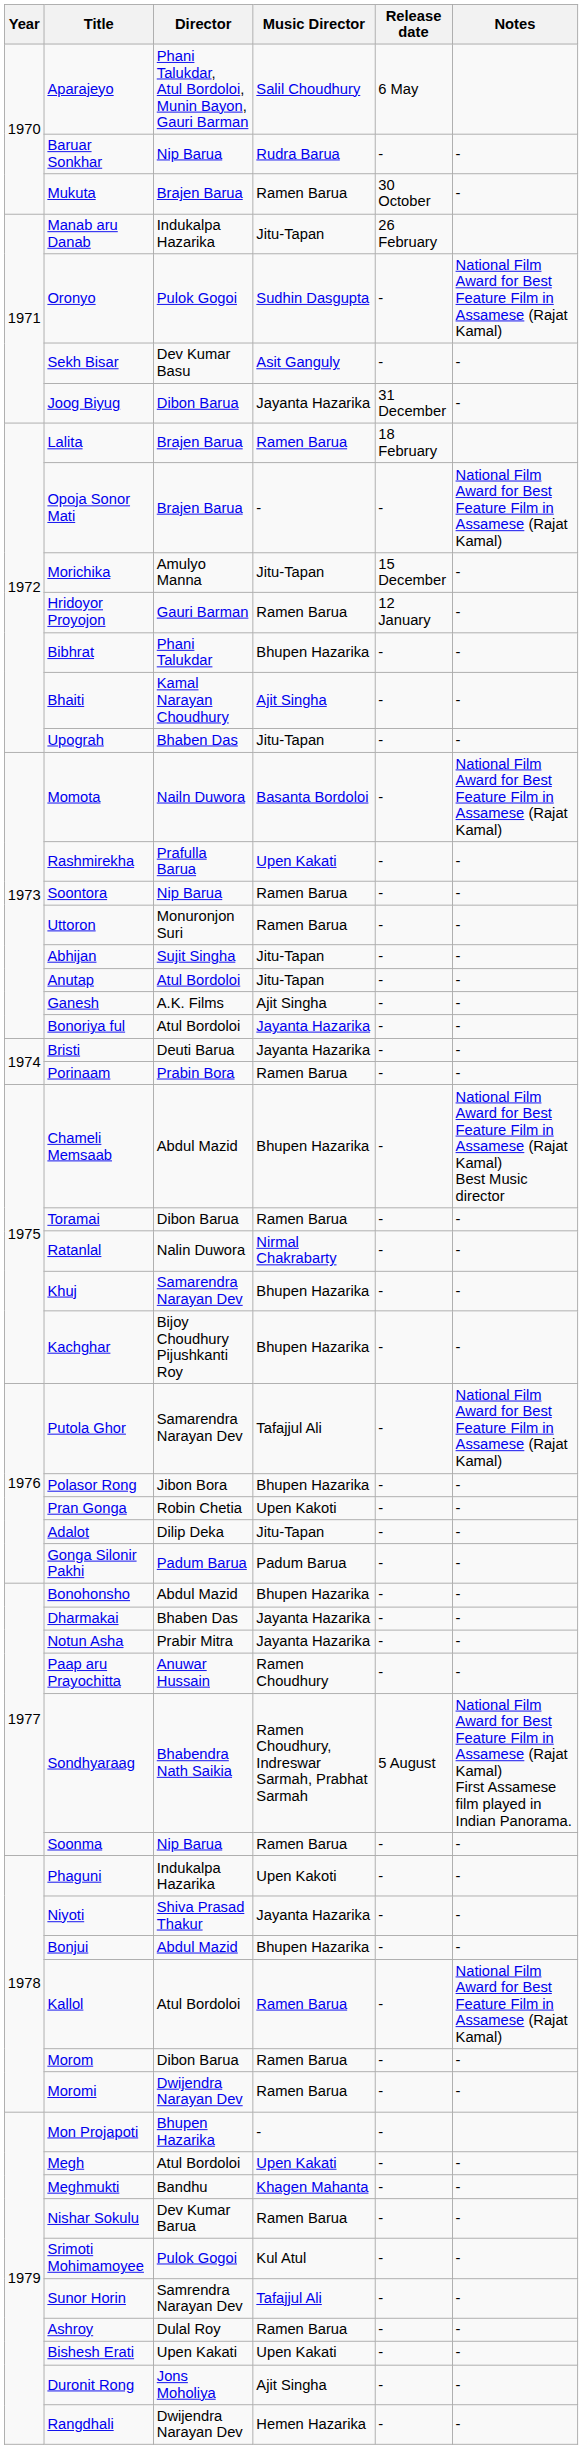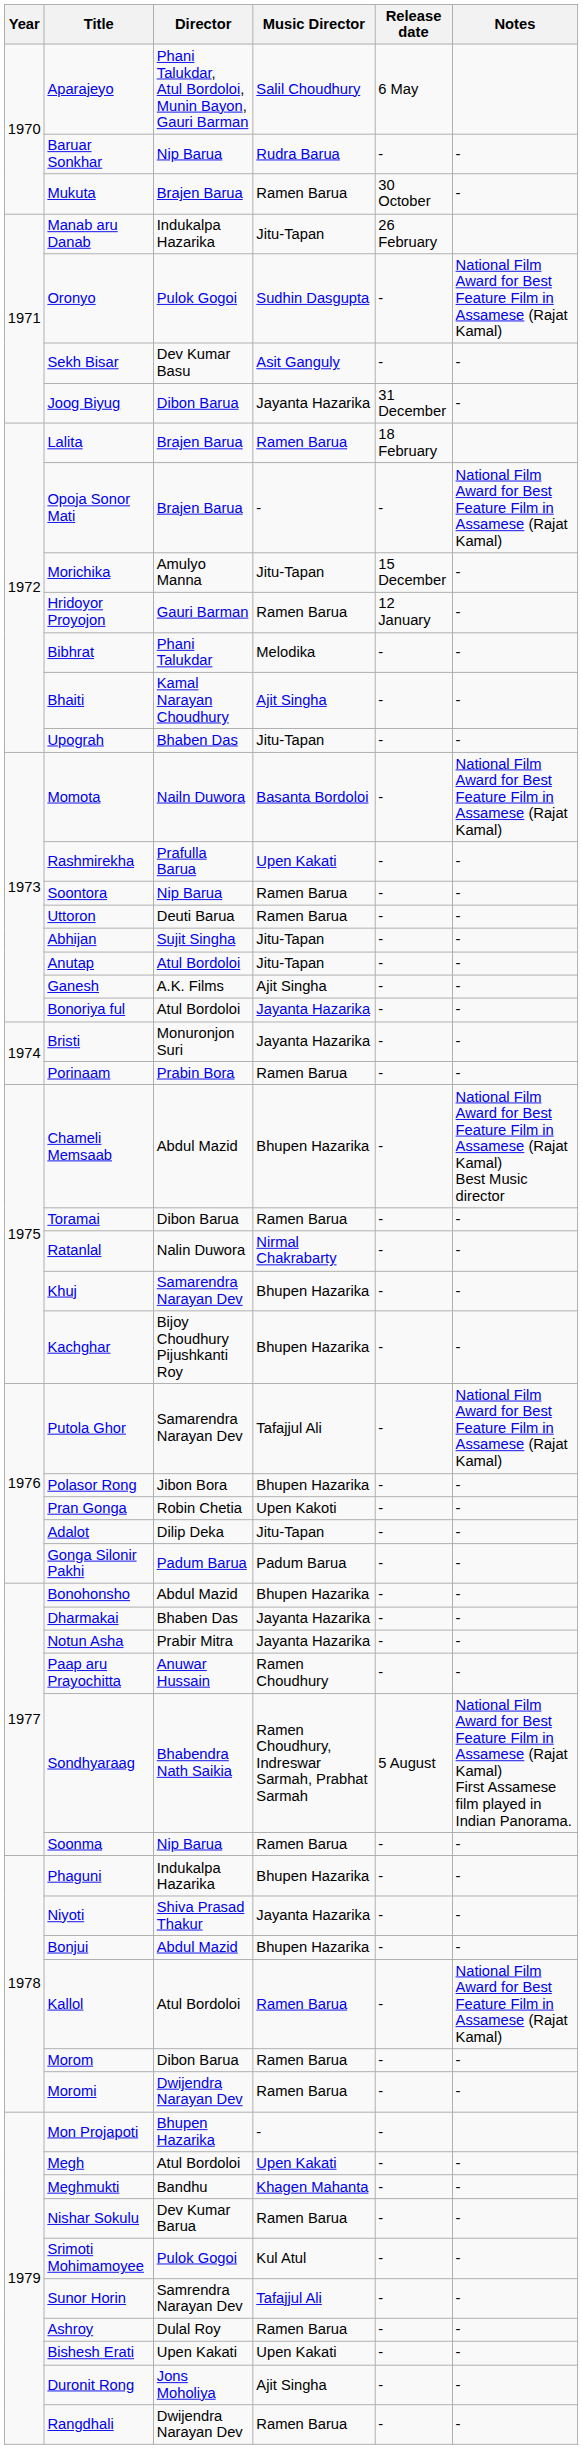(313, 652) Bhupen Hazarika -> (286, 652) Melodika
(196, 924) Monuronjon Suri -> (196, 916) Deuti Barua
(196, 1049) Deuti Barua -> (196, 1041) Monuronjon Suri
(296, 1875) Upen Kakoti -> (313, 1875) Bhupen Hazarika
(311, 2424) Hemen Hazarika -> (302, 2424) Ramen Barua
